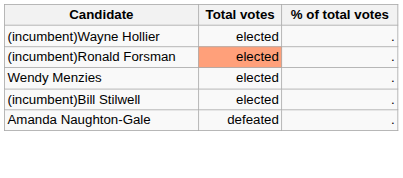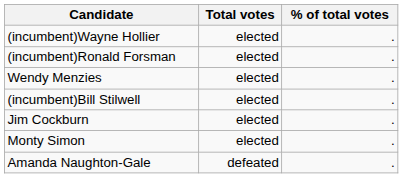(257, 57) lightsalmon background -> (257, 57) no background
+ row: (48, 120)
+ row: (46, 141)
